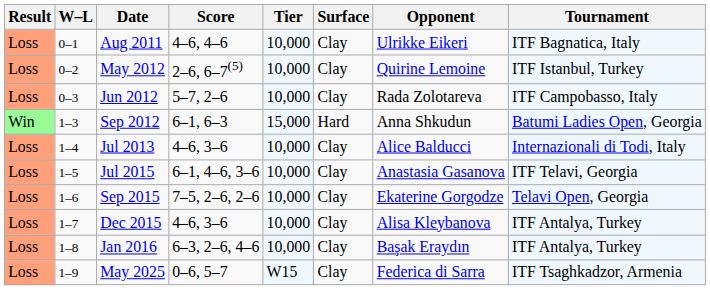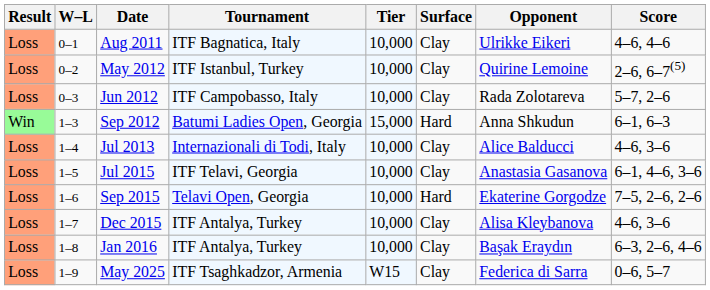columns swapped: (607, 17) <-> (216, 17)
(332, 197) Clay -> (436, 197) Hard
